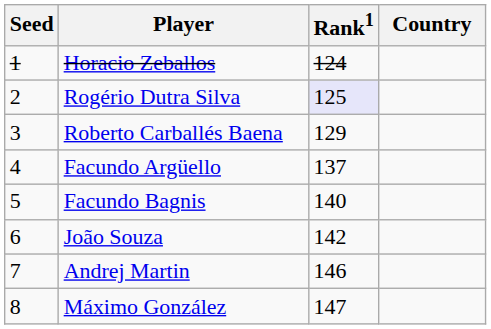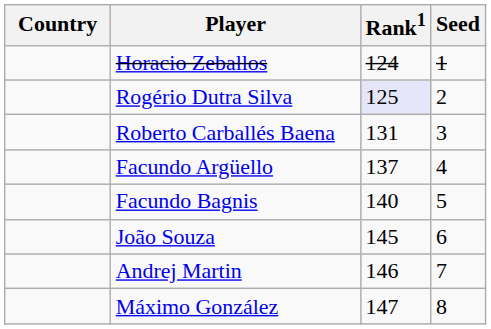columns swapped: (432, 24) <-> (32, 24)
(330, 132) 129 -> (382, 132) 131
(330, 236) 142 -> (382, 236) 145
